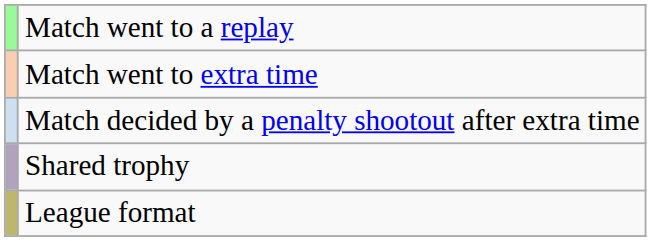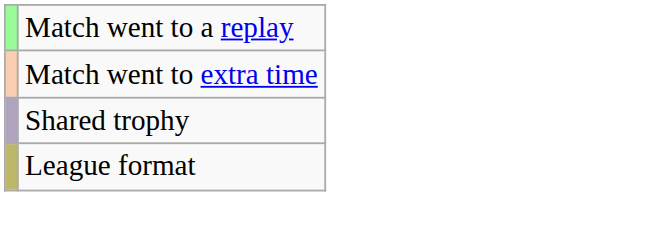- row: (332, 119)
